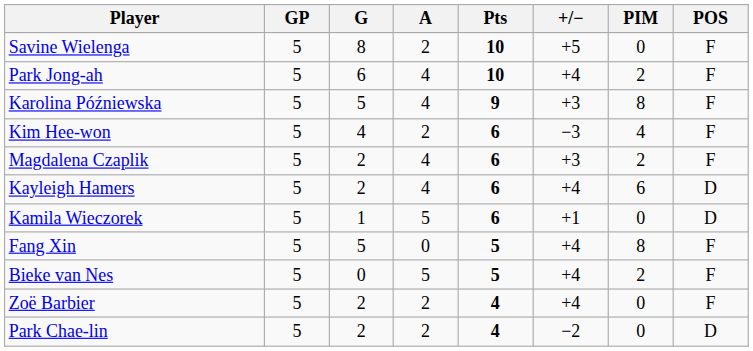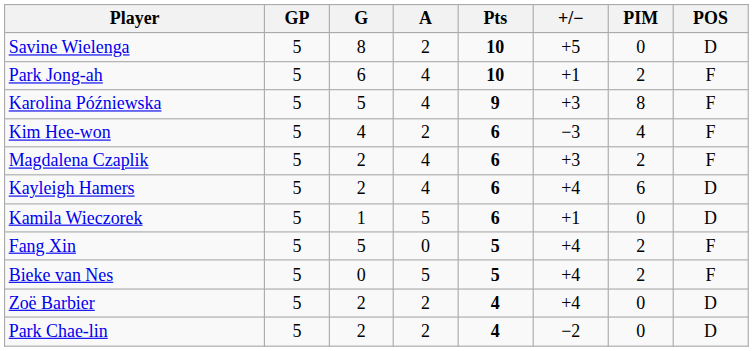(711, 47) F -> (711, 47) D
(571, 75) +4 -> (571, 75) +1
(641, 246) 8 -> (641, 246) 2
(711, 302) F -> (711, 302) D
